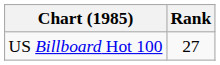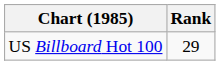(191, 45) 27 -> (191, 45) 29
